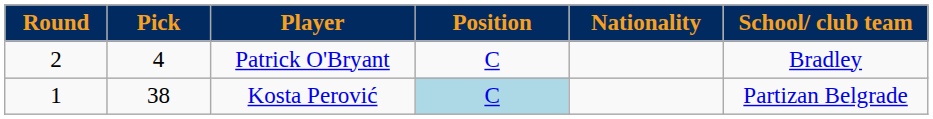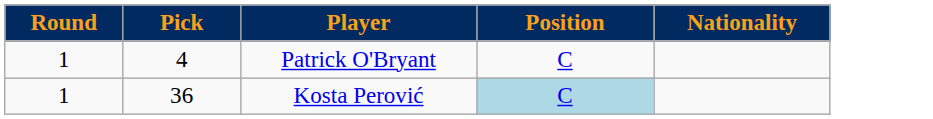- column: (826, 22)
(56, 59) 2 -> (64, 59) 1
(159, 95) 38 -> (182, 95) 36
